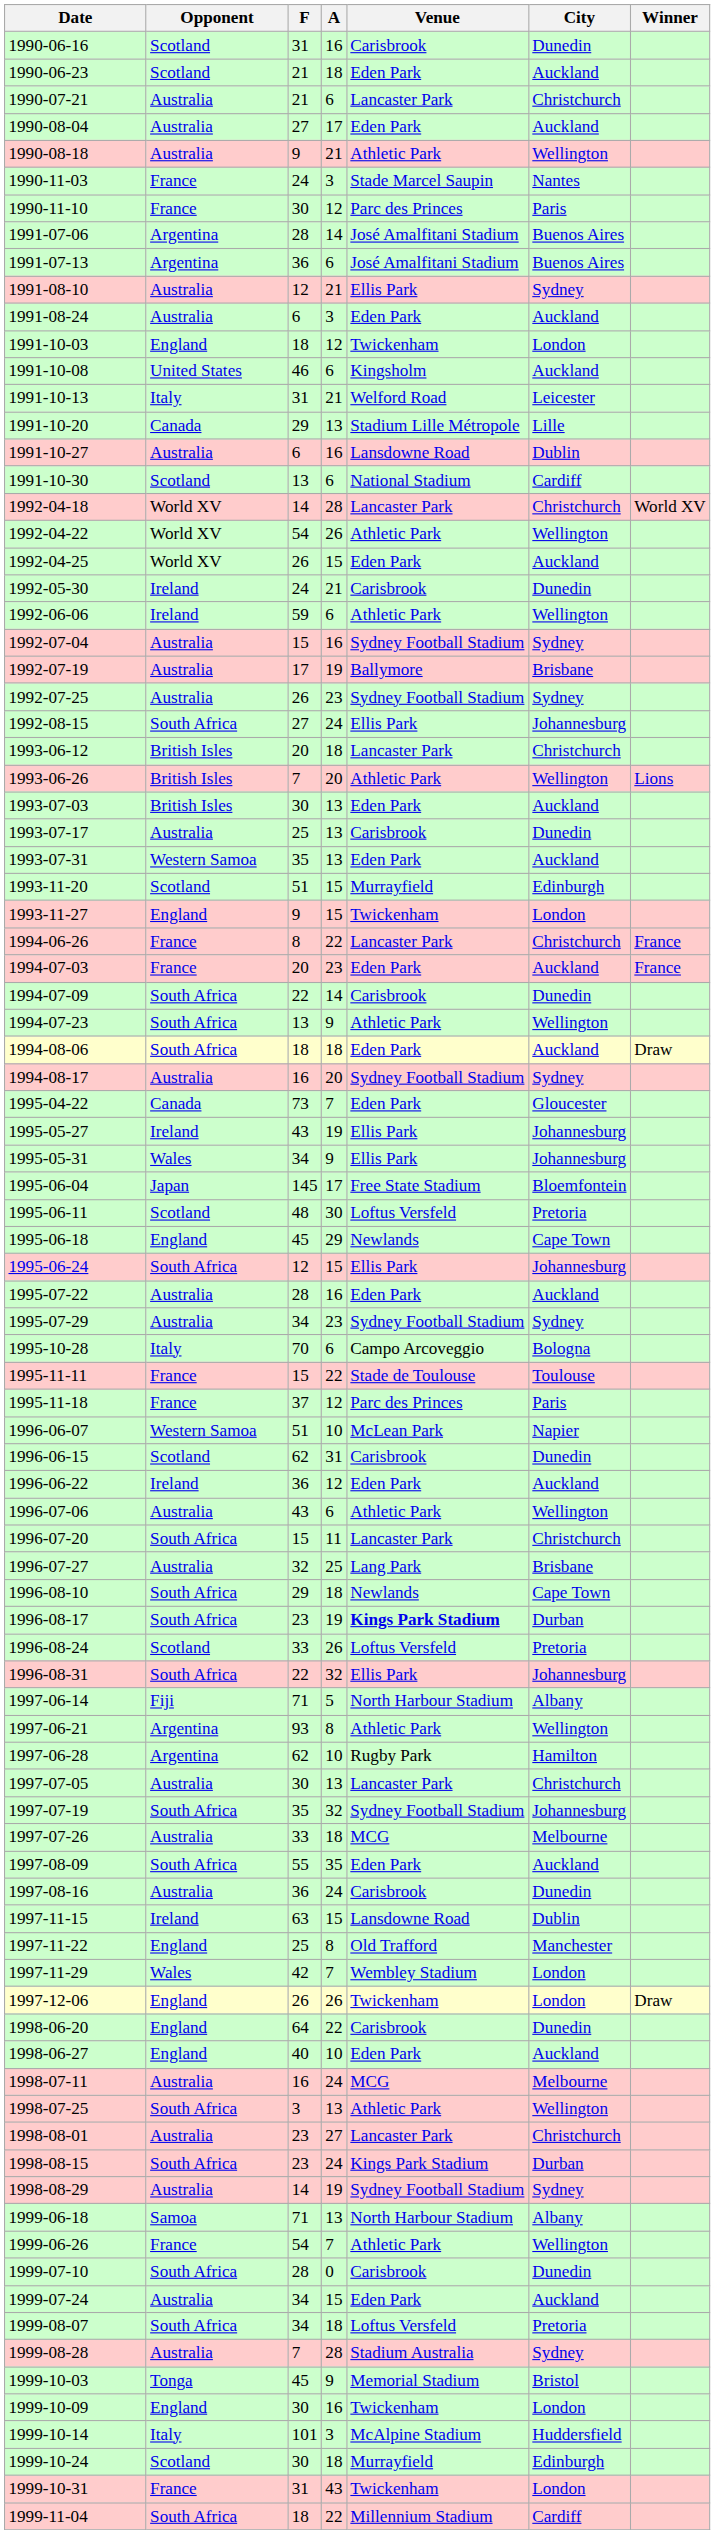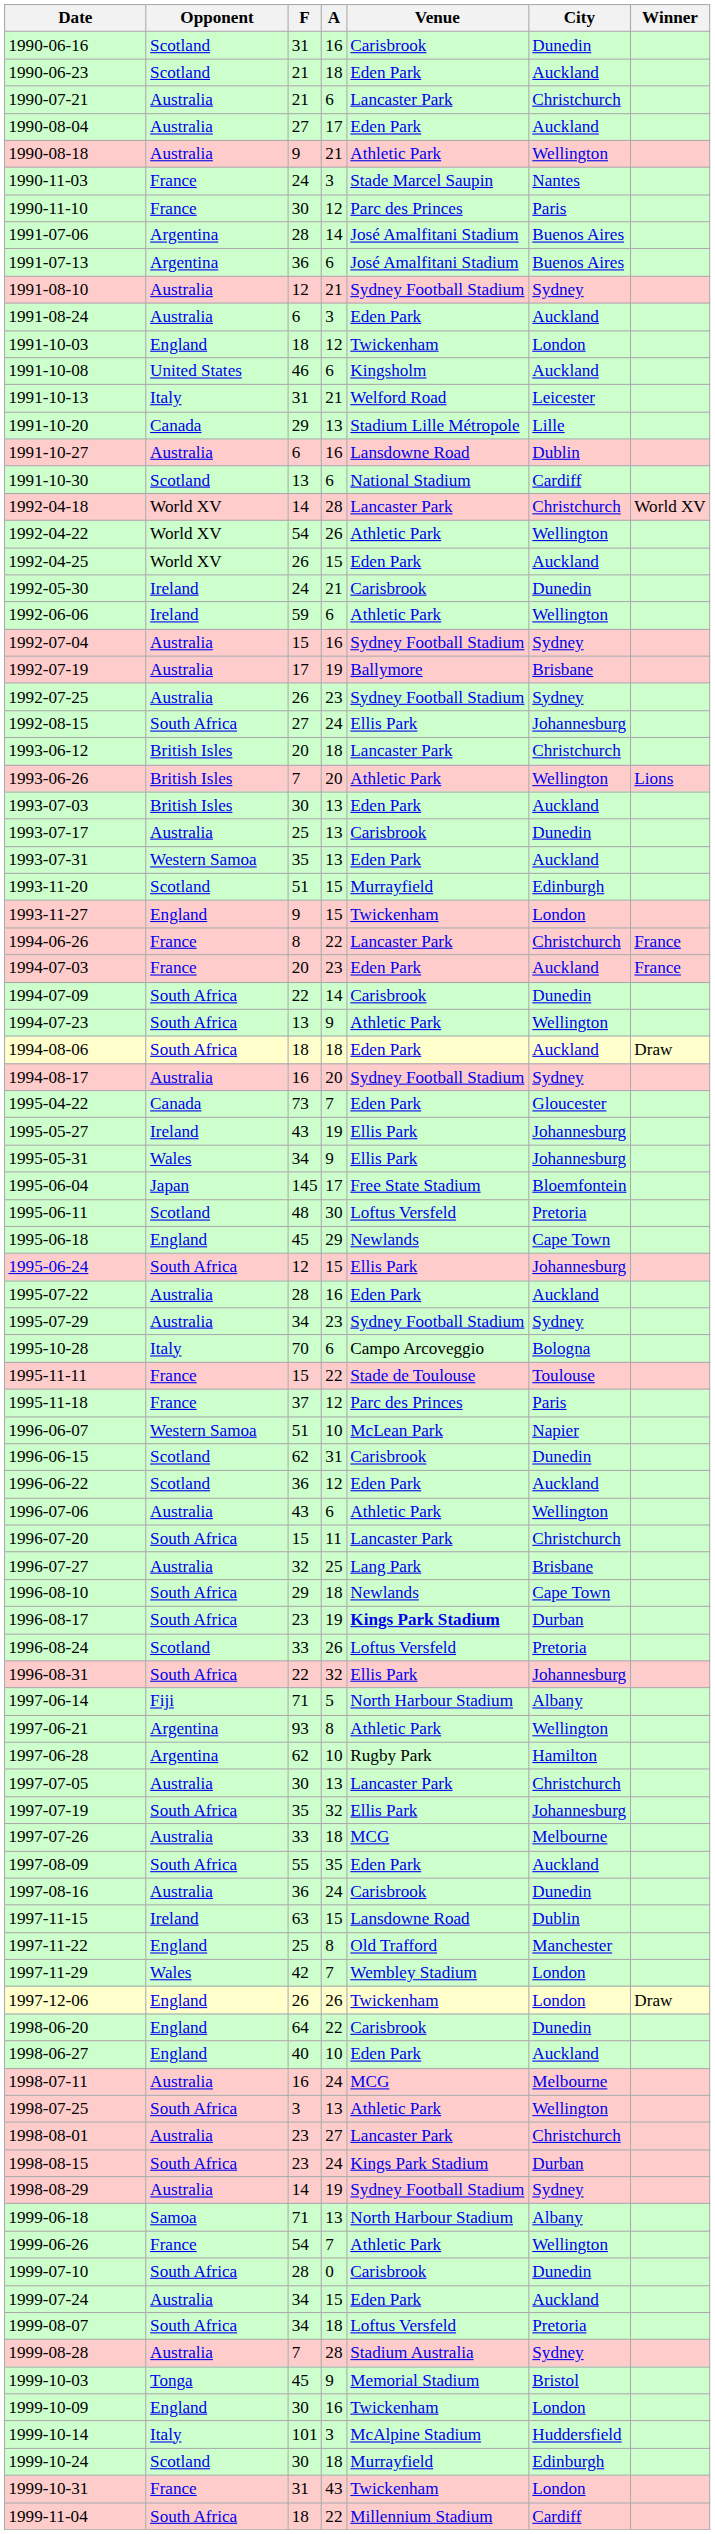(384, 289) Ellis Park -> (437, 289) Sydney Football Stadium
(174, 1484) Ireland -> (180, 1484) Scotland
(437, 1810) Sydney Football Stadium -> (384, 1810) Ellis Park
